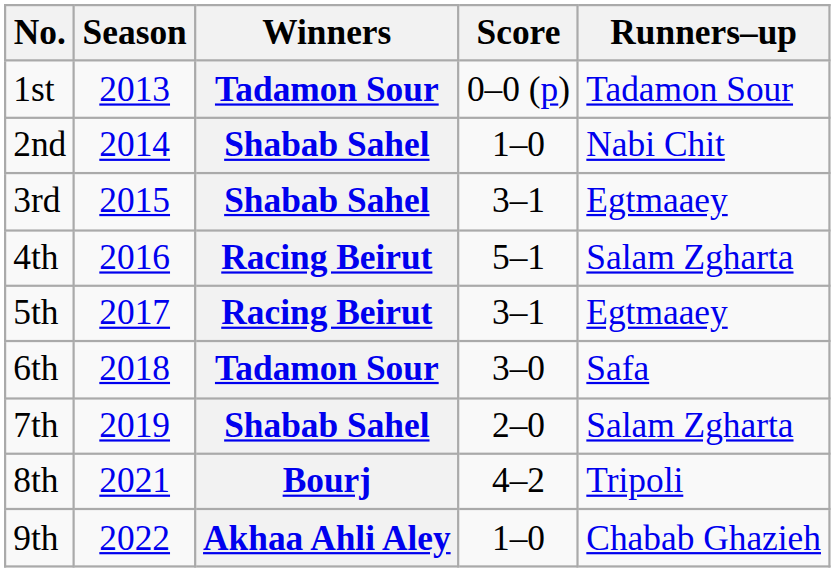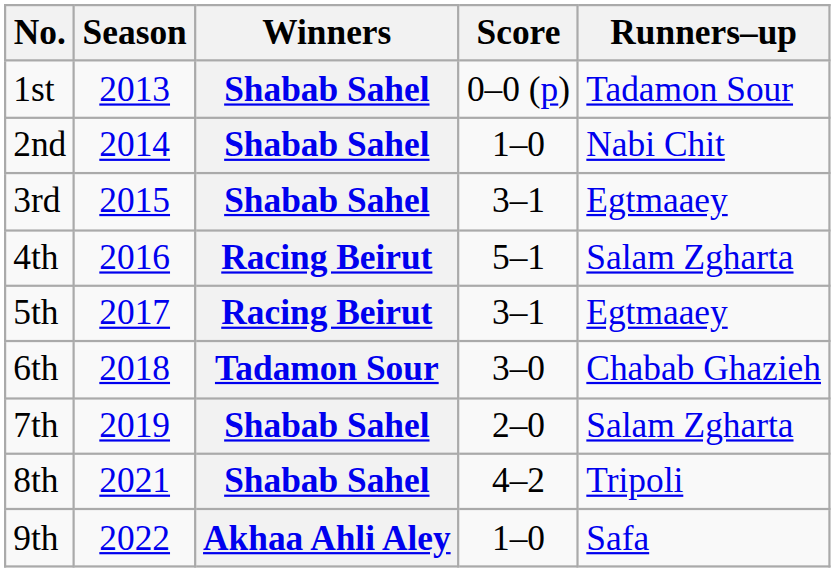(327, 88) Tadamon Sour -> (327, 88) Shabab Sahel
(618, 369) Safa -> (704, 369) Chabab Ghazieh
(327, 481) Bourj -> (327, 481) Shabab Sahel
(704, 537) Chabab Ghazieh -> (618, 537) Safa
